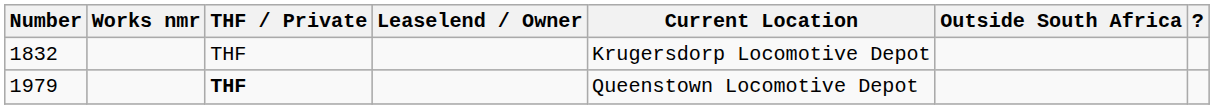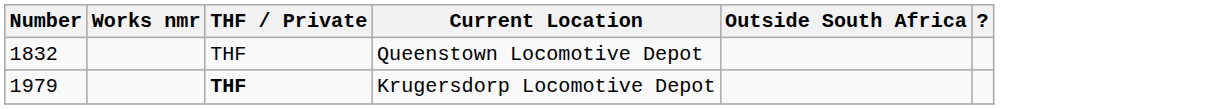- column: (480, 21)
(761, 54) Krugersdorp Locomotive Depot -> (540, 54) Queenstown Locomotive Depot
(755, 87) Queenstown Locomotive Depot -> (546, 87) Krugersdorp Locomotive Depot
